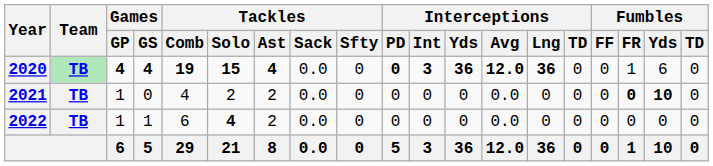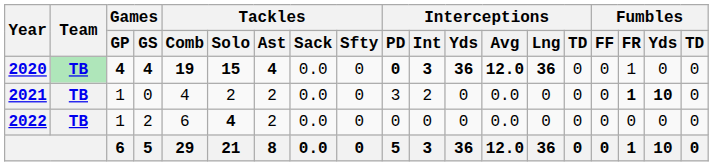(663, 70) 6 -> (663, 70) 0
(396, 96) 0 -> (396, 96) 3
(427, 96) 0 -> (427, 96) 2
(631, 96) 0 -> (631, 96) 1
(148, 122) 1 -> (148, 122) 2
